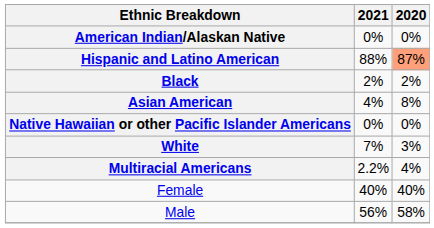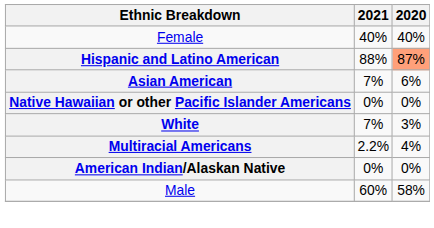rows swapped: (180, 37) <-> (180, 190)
- row: (180, 81)
(373, 103) 4% -> (373, 81) 7%
(411, 103) 8% -> (411, 81) 6%
(373, 212) 56% -> (373, 190) 60%
